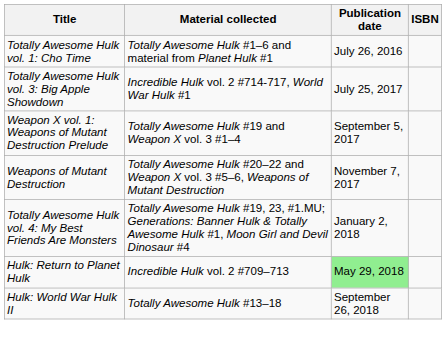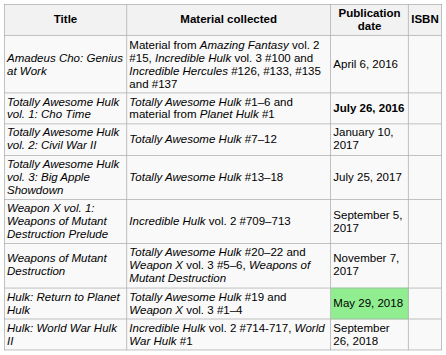+ row: (65, 64)
(368, 51) normal -> (369, 108) bold
+ row: (63, 139)
(225, 89) Incredible Hulk vol. 2 #714-717, World War Hulk #1 -> (206, 177) Totally Awesome Hulk #13–18
(206, 133) Totally Awesome Hulk #19 and Weapon X vol. 3 #1–4 -> (210, 221) Incredible Hulk vol. 2 #709–713
- row: (63, 228)
(208, 272) Incredible Hulk vol. 2 #709–713 -> (208, 303) Totally Awesome Hulk #19 and Weapon X vol. 3 #1–4
(205, 303) Totally Awesome Hulk #13–18 -> (227, 334) Incredible Hulk vol. 2 #714-717, World War Hulk #1
